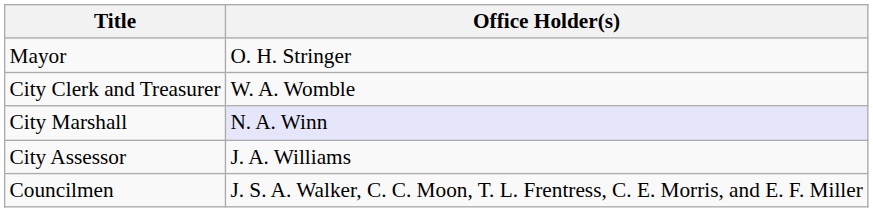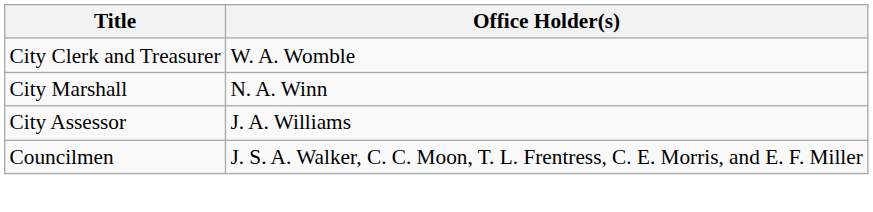- row: (38, 55)
(279, 122) lavender background -> (279, 88) no background
